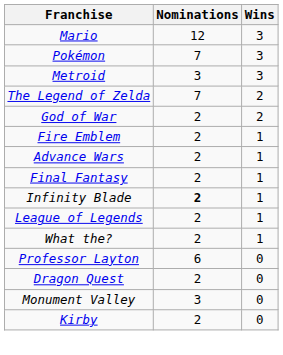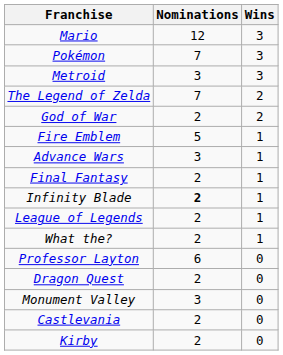(197, 137) 2 -> (197, 137) 5
(197, 157) 2 -> (197, 157) 3
+ row: (79, 320)
